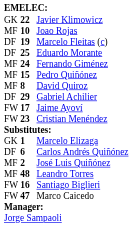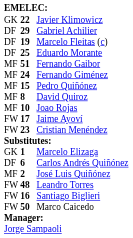rows swapped: (67, 97) <-> (57, 30)
+ row: (68, 63)
(11, 174) MF -> (11, 185) FW
(25, 196) 47 -> (25, 207) 50
